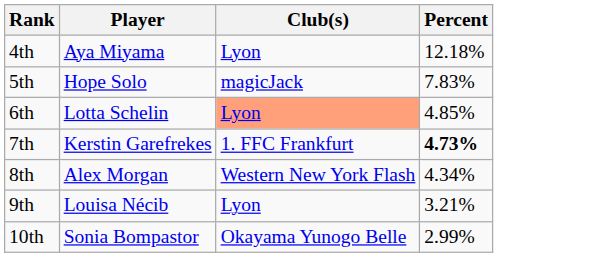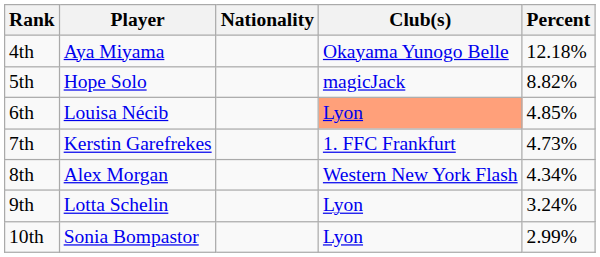+ column: (267, 19)
(241, 50) Lyon -> (416, 50) Okayama Yunogo Belle
(450, 81) 7.83% -> (552, 81) 8.82%
(116, 112) Lotta Schelin -> (116, 112) Louisa Nécib
(451, 143) bold -> (552, 143) normal
(116, 205) Louisa Nécib -> (116, 205) Lotta Schelin
(450, 205) 3.21% -> (552, 205) 3.24%
(314, 236) Okayama Yunogo Belle -> (343, 236) Lyon
